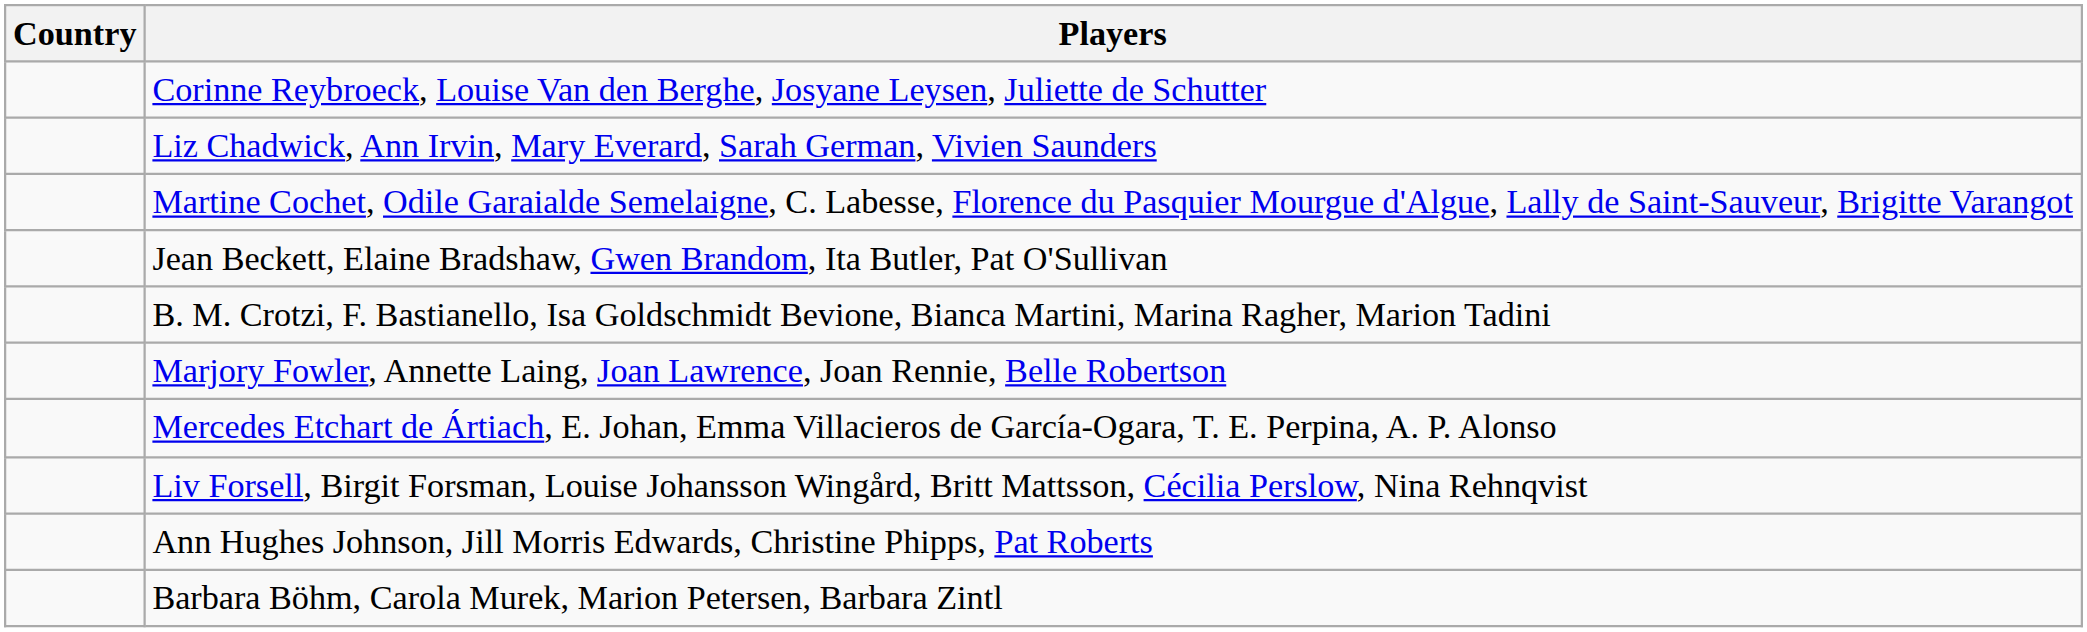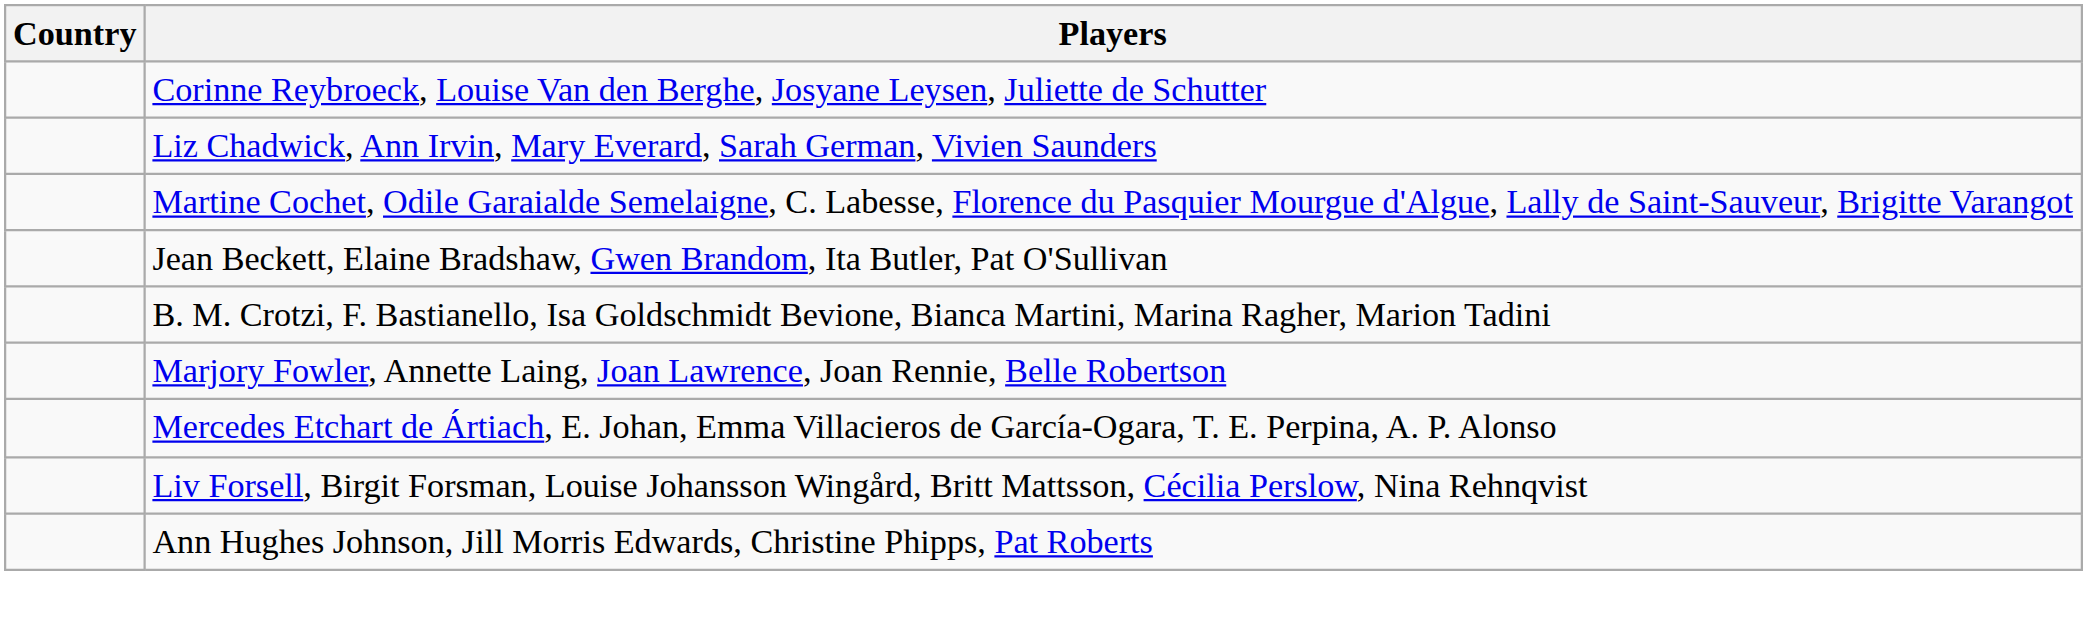- row: (578, 596)
